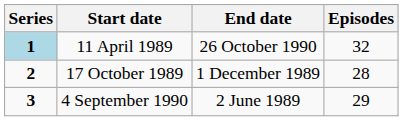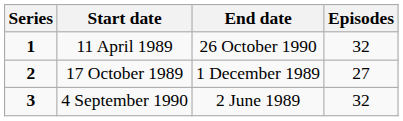(31, 45) lightblue background -> (31, 45) no background
(361, 73) 28 -> (361, 73) 27
(361, 101) 29 -> (361, 101) 32
